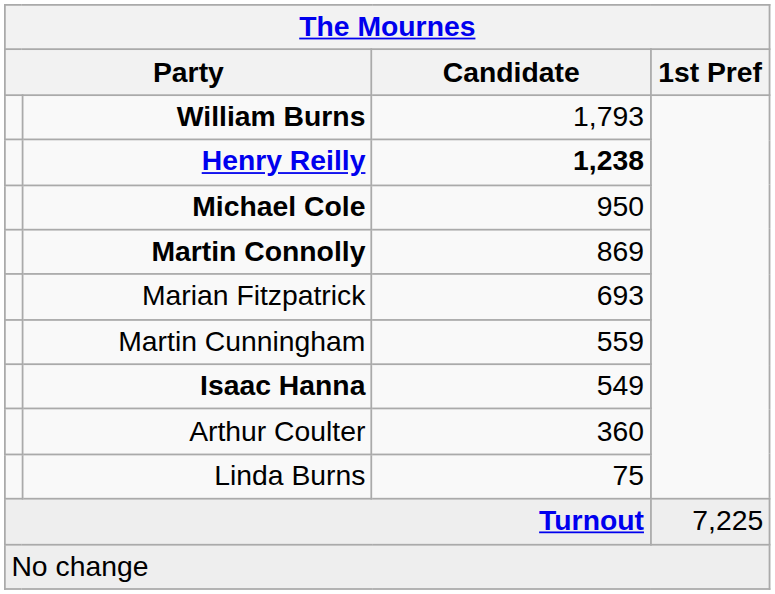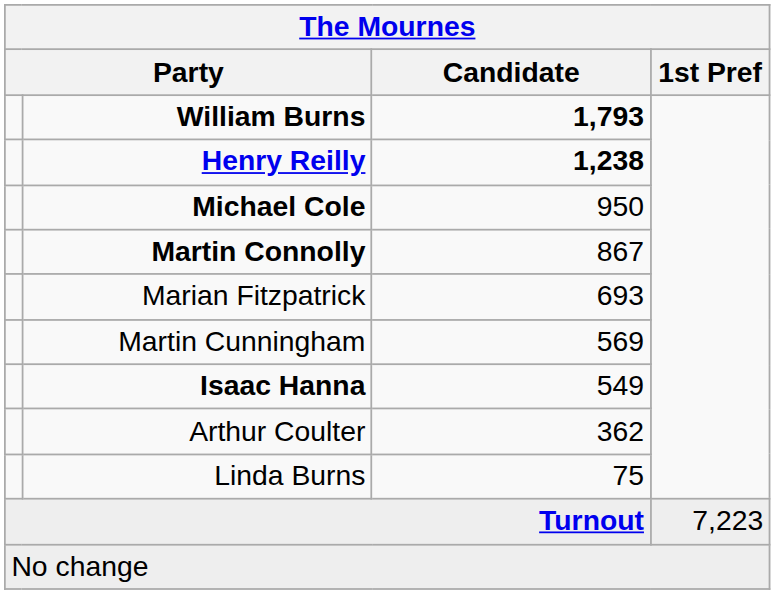(609, 116) normal -> (609, 116) bold
(620, 251) 869 -> (620, 251) 867
(620, 341) 559 -> (620, 341) 569
(620, 431) 360 -> (620, 431) 362
(728, 521) 7,225 -> (728, 521) 7,223
